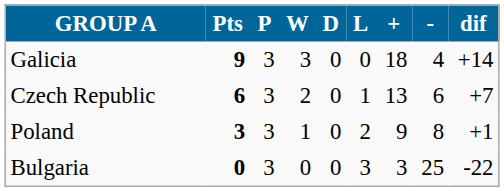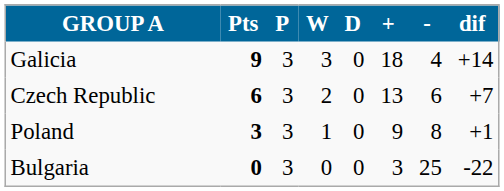- column: (361, 23)
